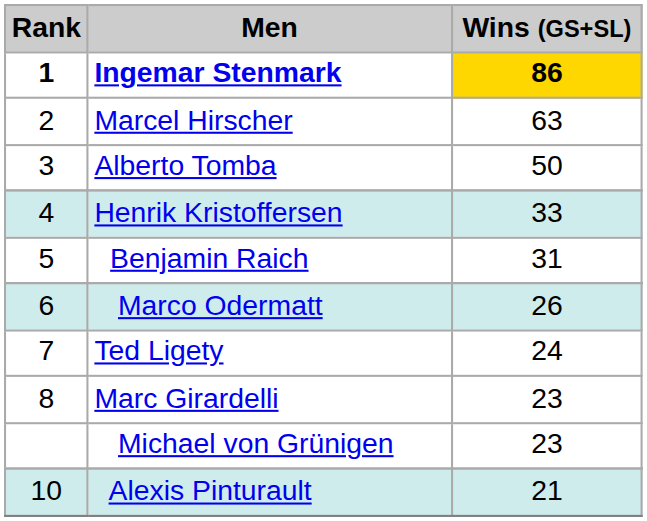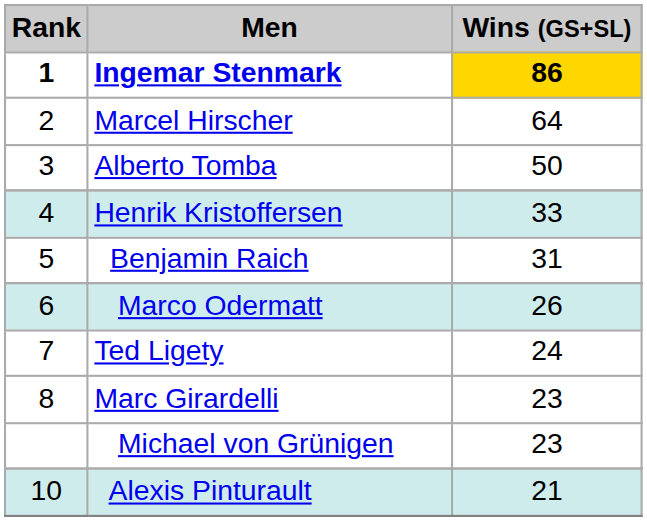(547, 120) 63 -> (547, 120) 64
